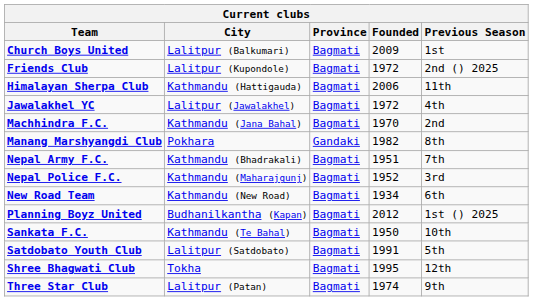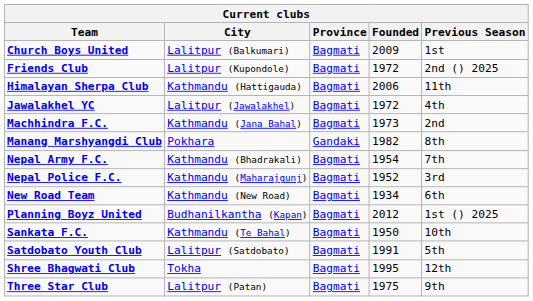(385, 123) 1970 -> (385, 123) 1973
(385, 159) 1951 -> (385, 159) 1954
(385, 287) 1974 -> (385, 287) 1975
